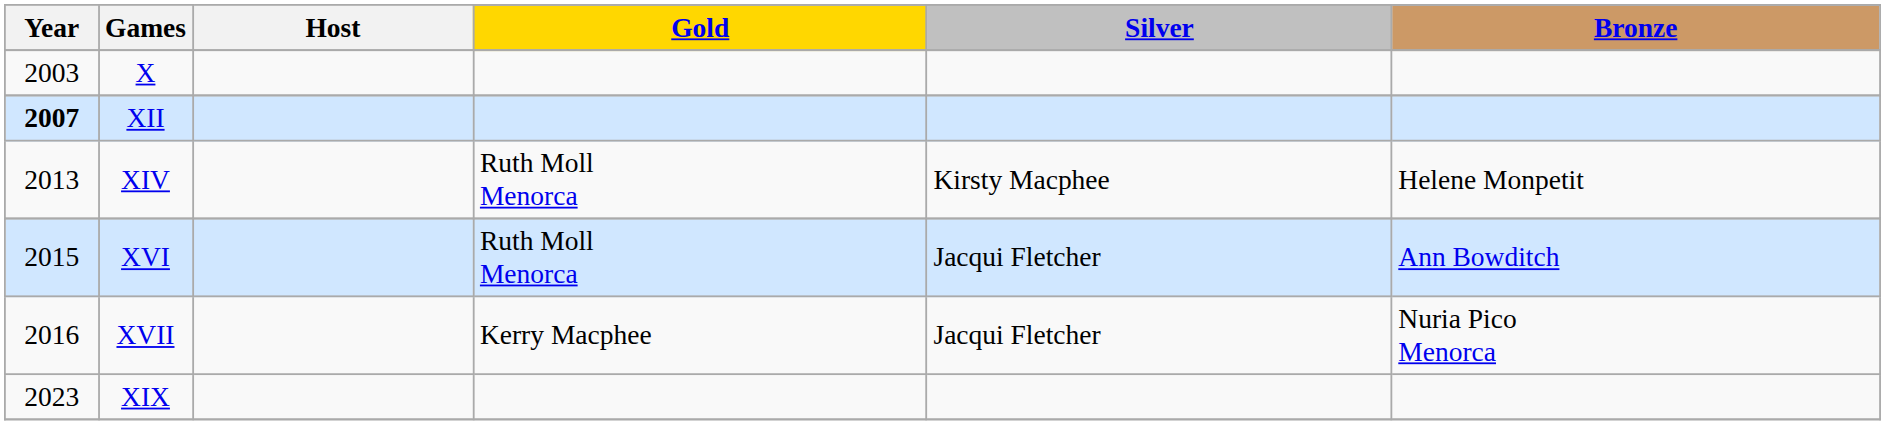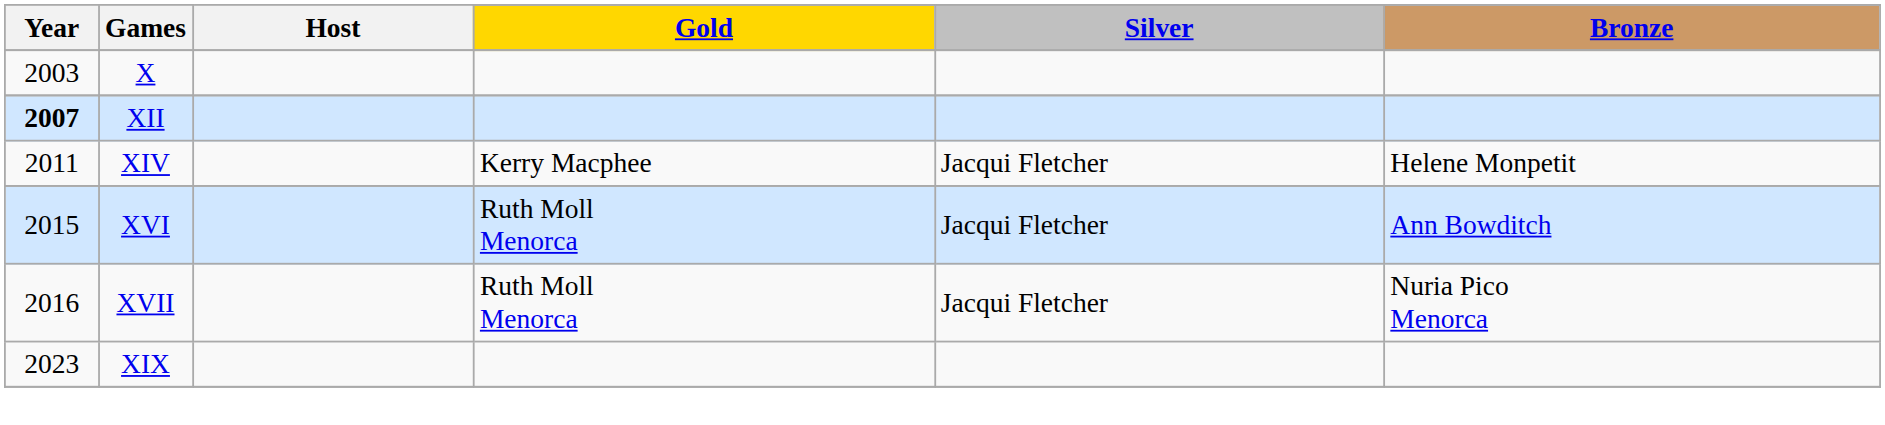(52, 179) 2013 -> (52, 163) 2011
(537, 179) Ruth Moll Menorca -> (566, 163) Kerry Macphee
(1022, 179) Kirsty Macphee -> (1024, 163) Jacqui Fletcher
(566, 335) Kerry Macphee -> (537, 303) Ruth Moll Menorca
